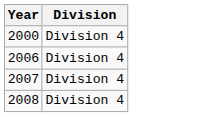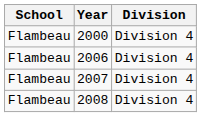+ column: (39, 15)
